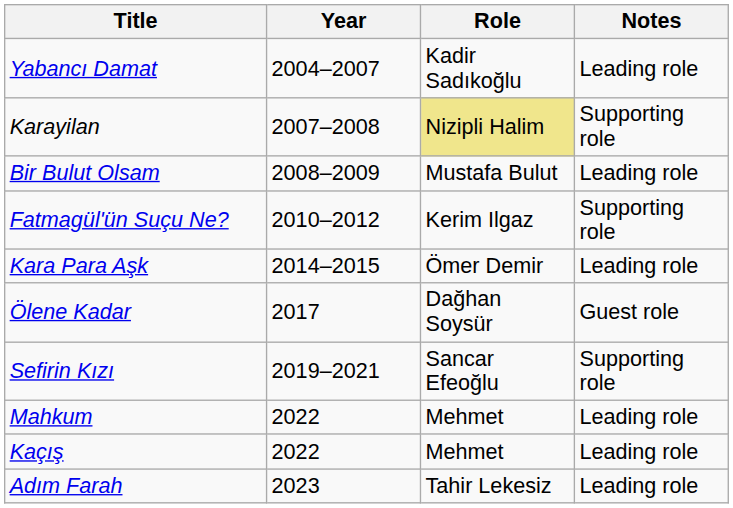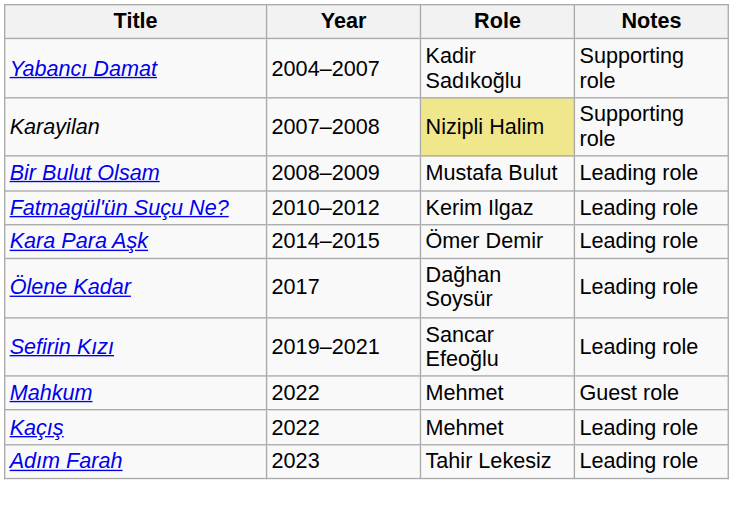(639, 68) Leading role -> (632, 68) Supporting role
(632, 219) Supporting role -> (639, 207) Leading role
(629, 312) Guest role -> (639, 287) Leading role
(632, 370) Supporting role -> (639, 346) Leading role
(639, 417) Leading role -> (629, 392) Guest role
